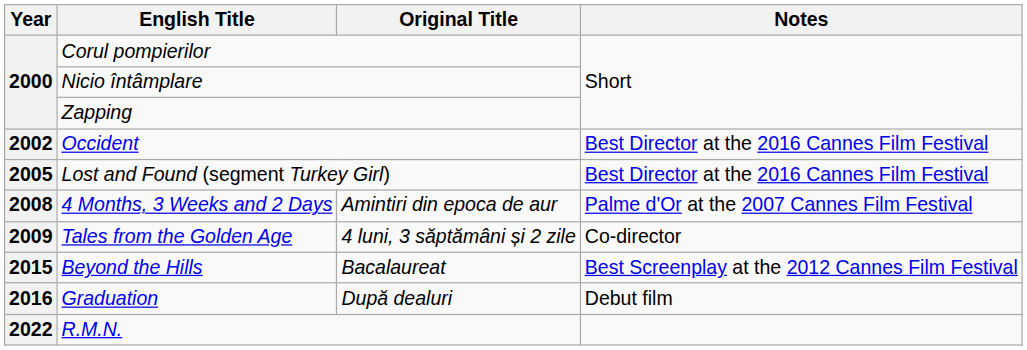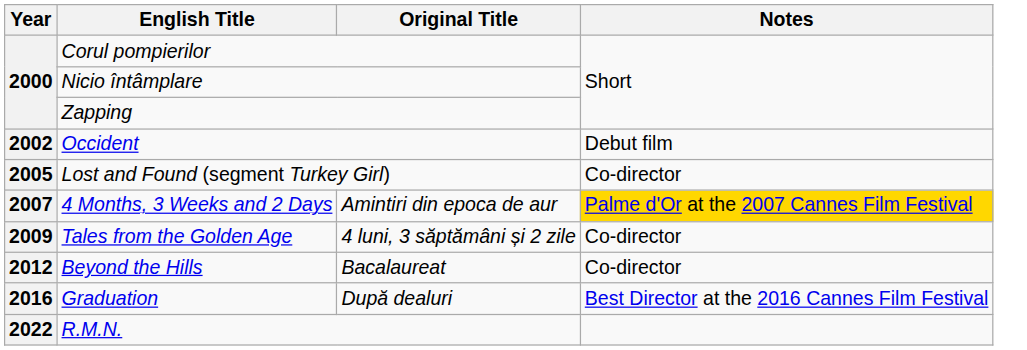(787, 143) Best Director at the 2016 Cannes Film Festival -> (629, 143) Debut film
(787, 174) Best Director at the 2016 Cannes Film Festival -> (633, 174) Co-director
(31, 205) 2008 -> (31, 205) 2007
(779, 205) no background -> (779, 205) gold background
(31, 267) 2015 -> (31, 267) 2012
(801, 267) Best Screenplay at the 2012 Cannes Film Festival -> (633, 267) Co-director
(629, 298) Debut film -> (787, 298) Best Director at the 2016 Cannes Film Festival
